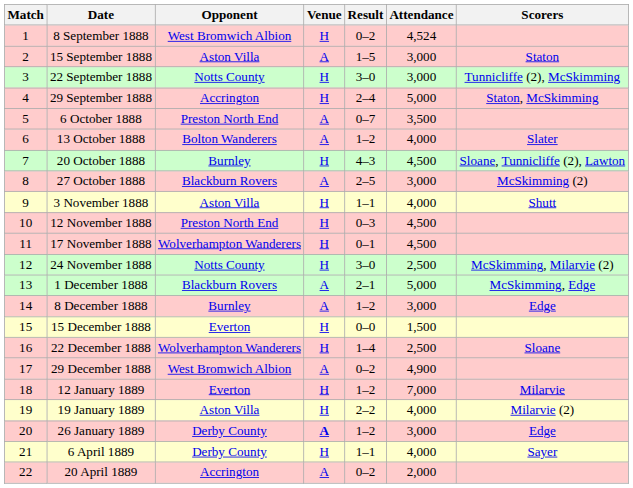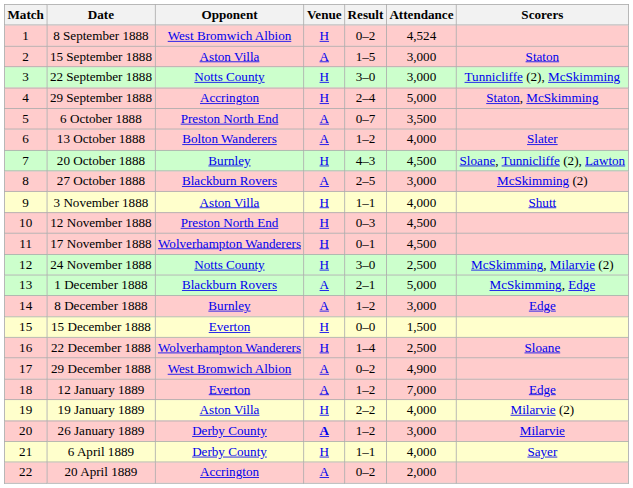(324, 389) H -> (324, 389) A
(542, 389) Milarvie -> (542, 389) Edge
(542, 431) Edge -> (542, 431) Milarvie
